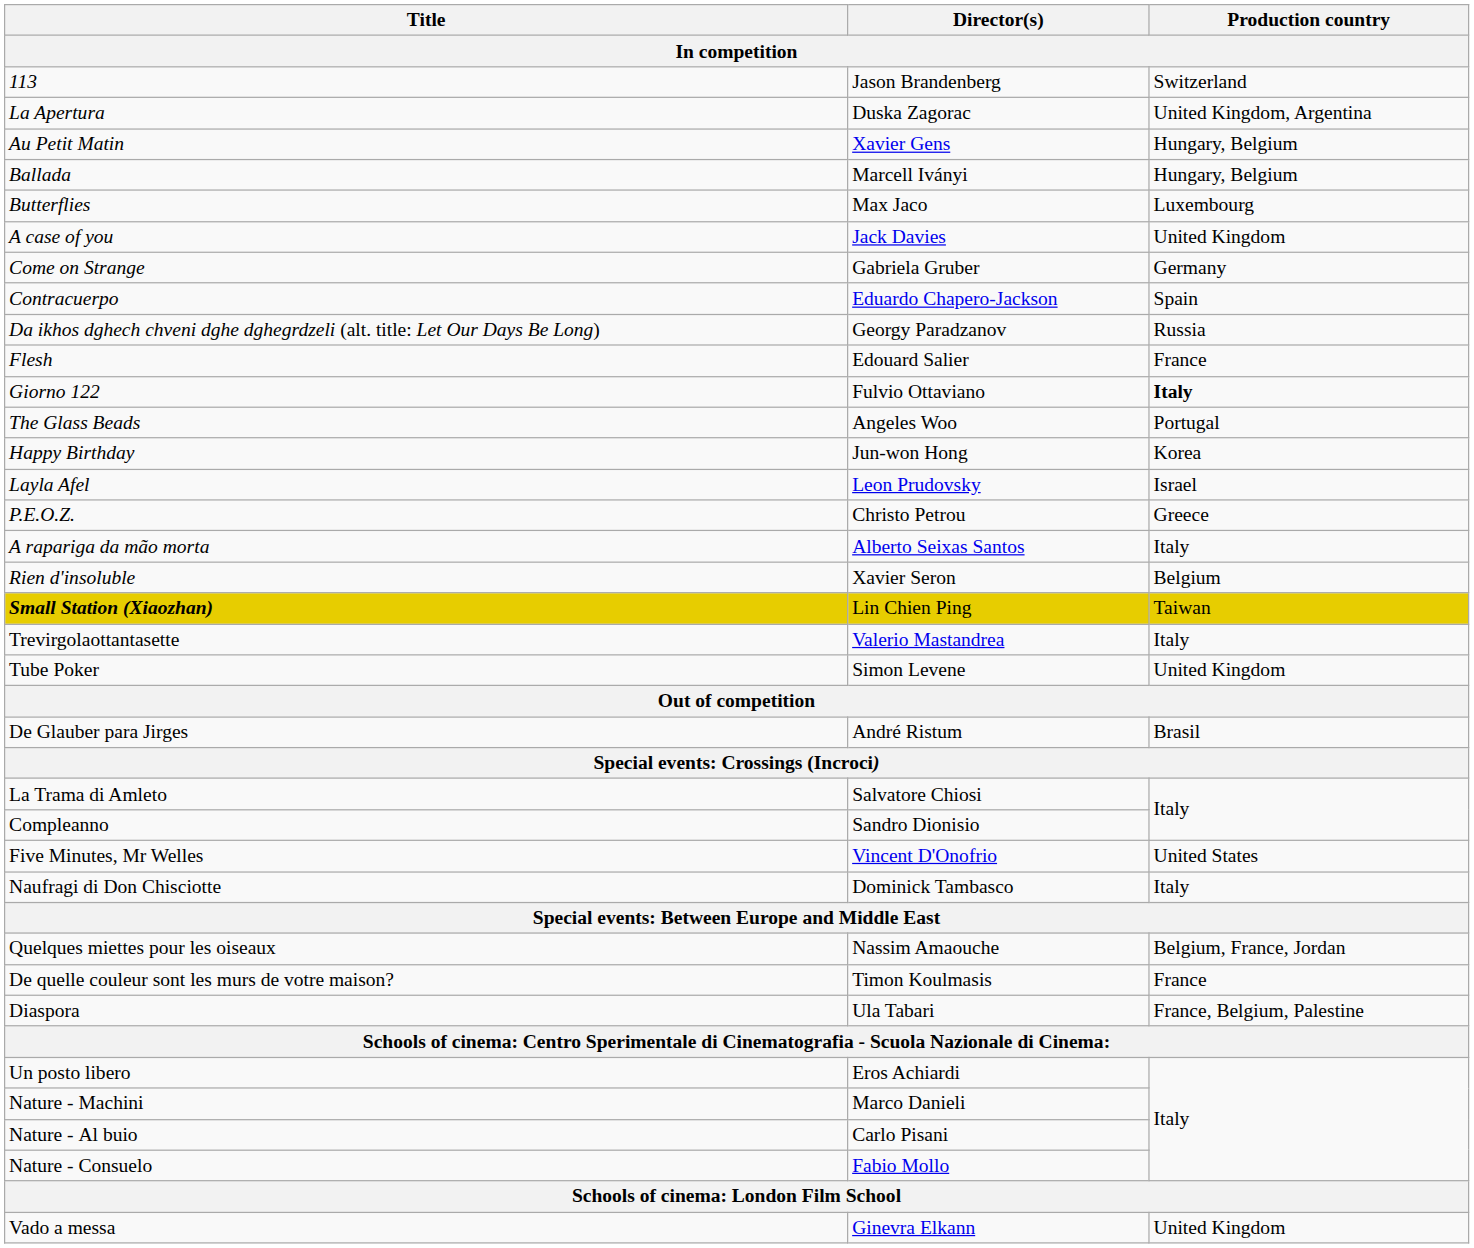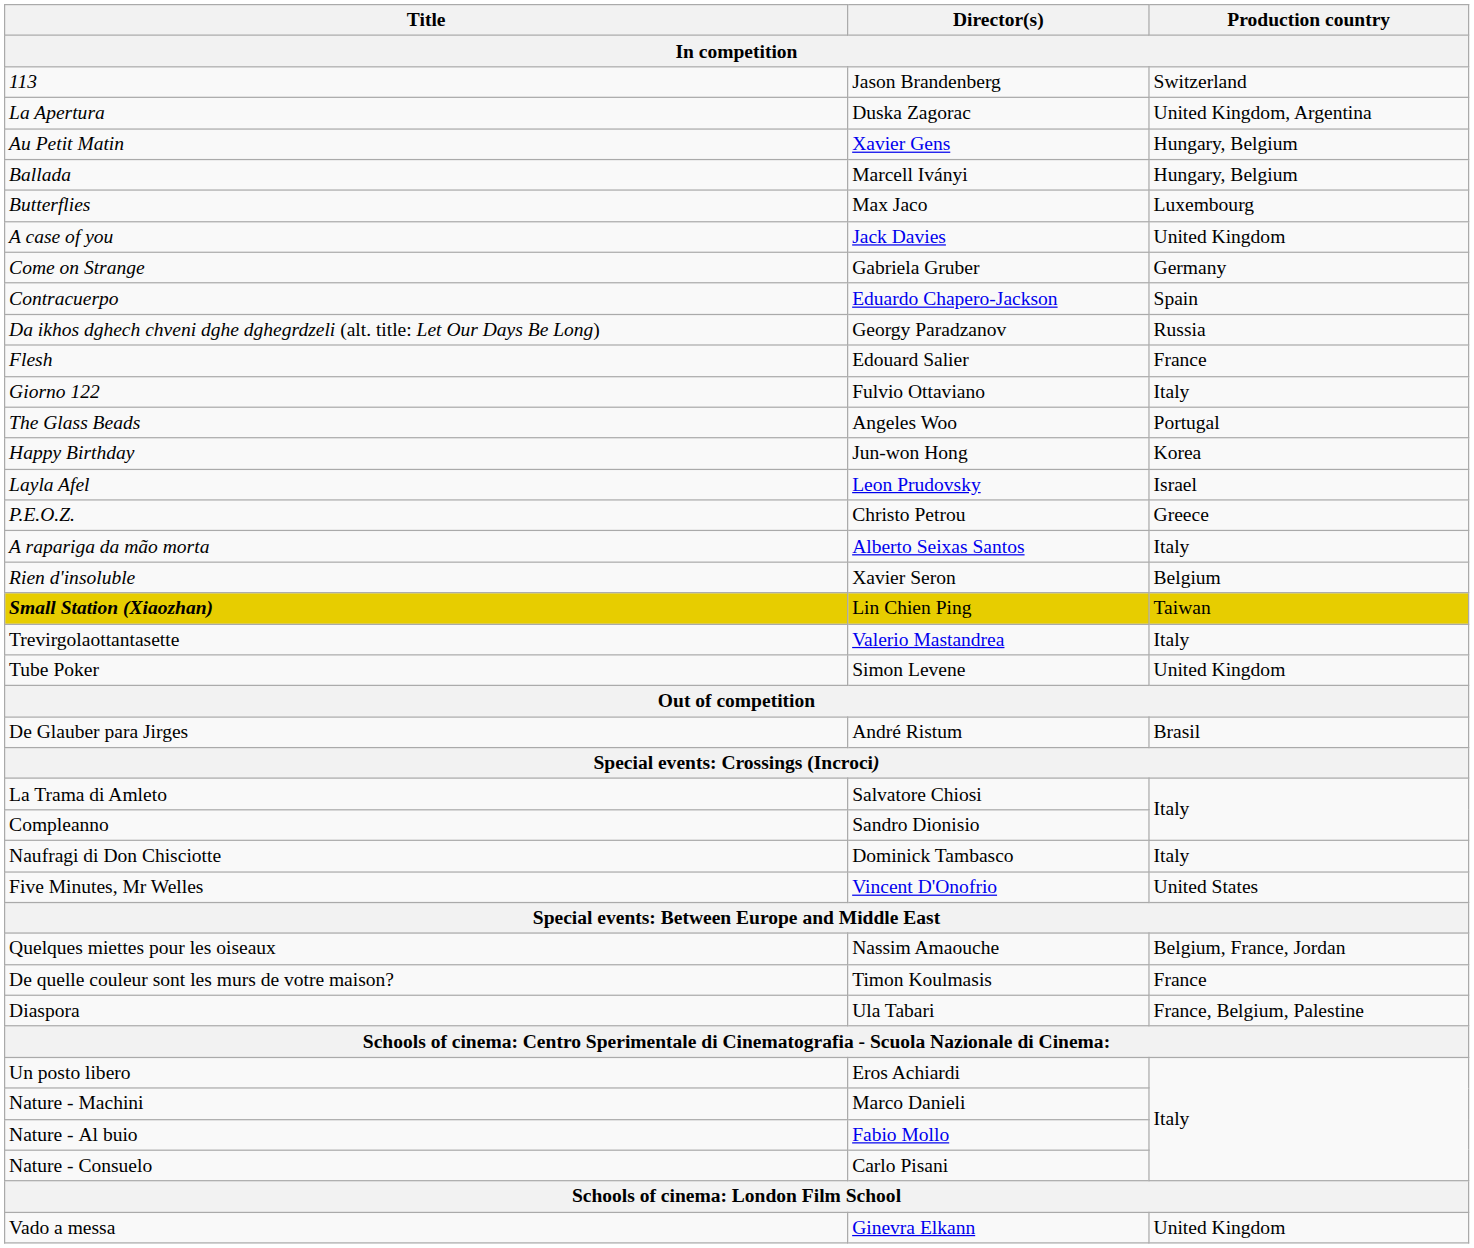(1173, 391) bold -> (1171, 391) normal
rows swapped: (106, 855) <-> (115, 886)
(900, 1134) Carlo Pisani -> (901, 1134) Fabio Mollo
(901, 1165) Fabio Mollo -> (900, 1165) Carlo Pisani
